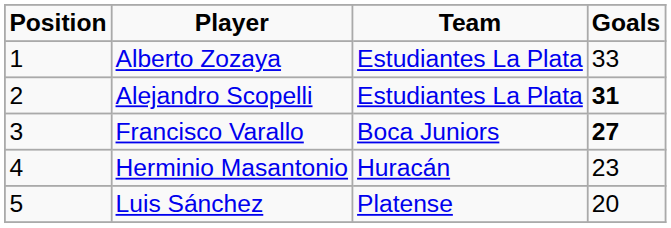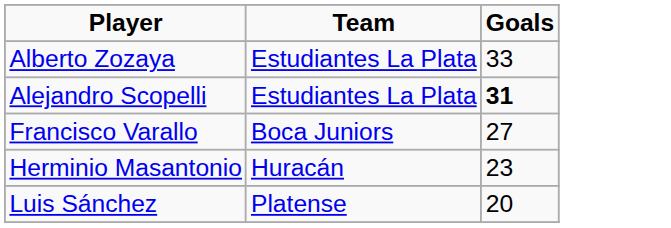- column: (58, 23)
(606, 132) bold -> (499, 132) normal
